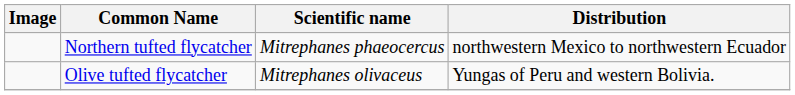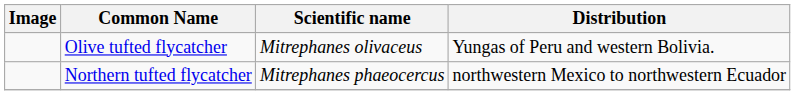rows swapped: (158, 47) <-> (146, 75)
